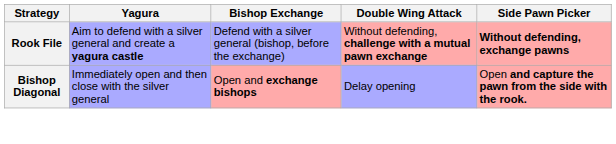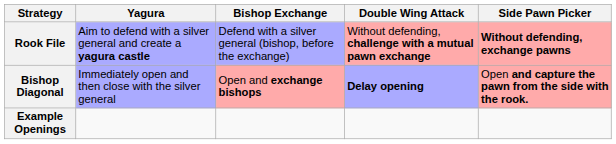(380, 86) normal -> (385, 86) bold
+ row: (40, 123)
